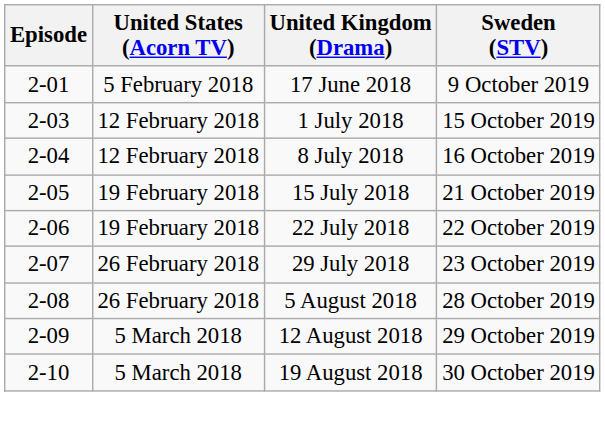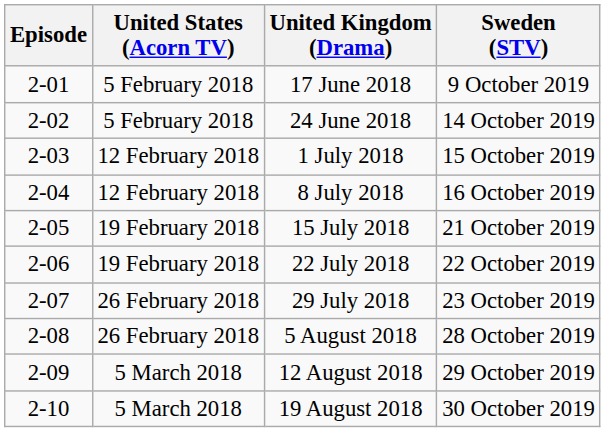+ row: (351, 120)
